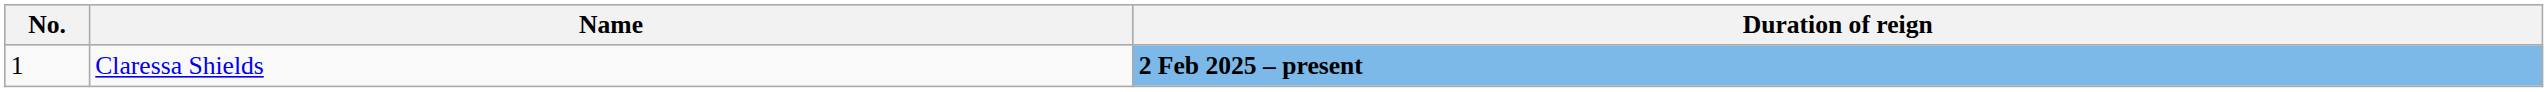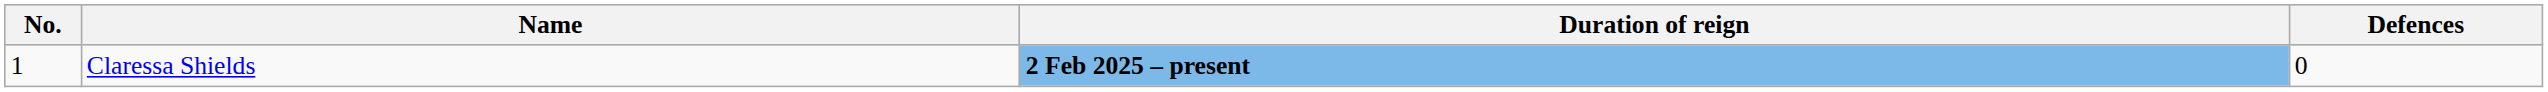+ column: (2416, 24)
